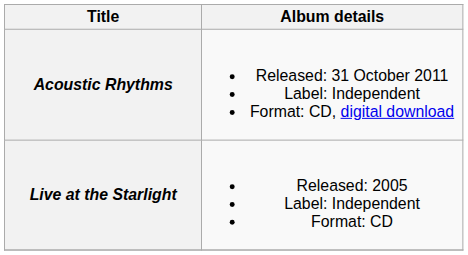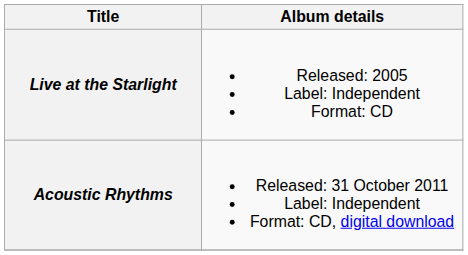rows swapped: (103, 195) <-> (103, 84)
